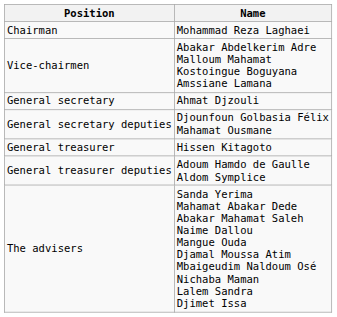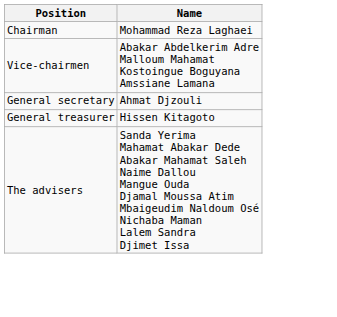- row: (89, 124)
- row: (89, 171)
